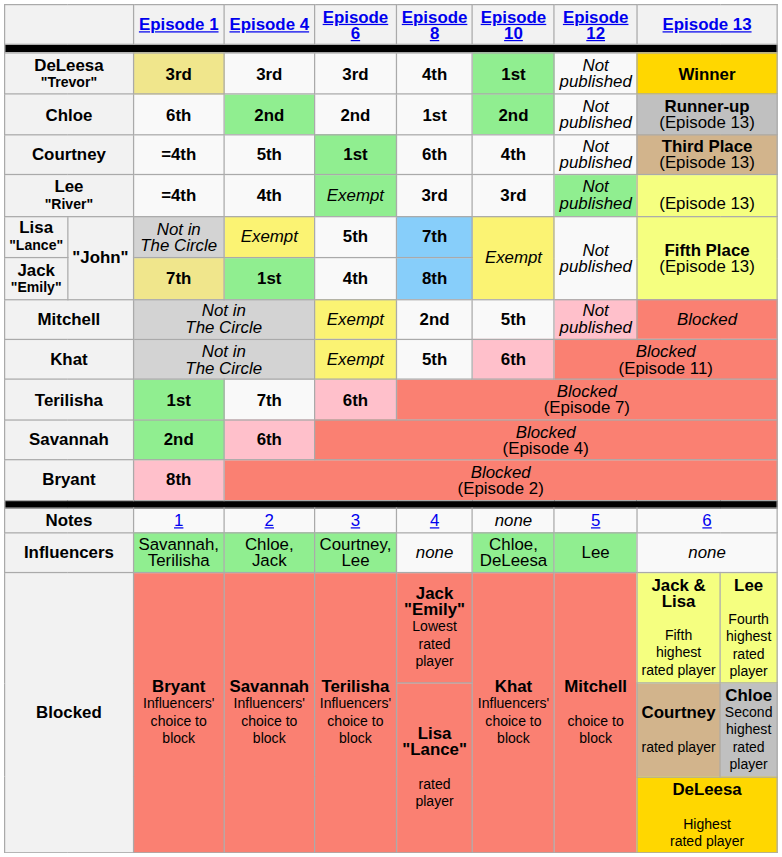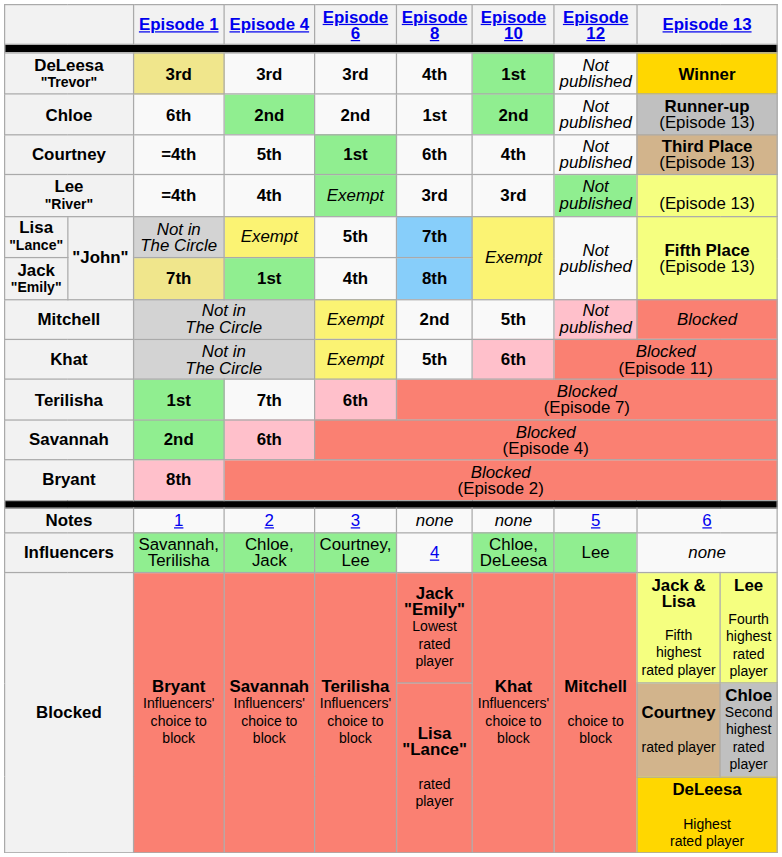(435, 520) 4 -> (435, 520) none
(435, 552) none -> (435, 552) 4
